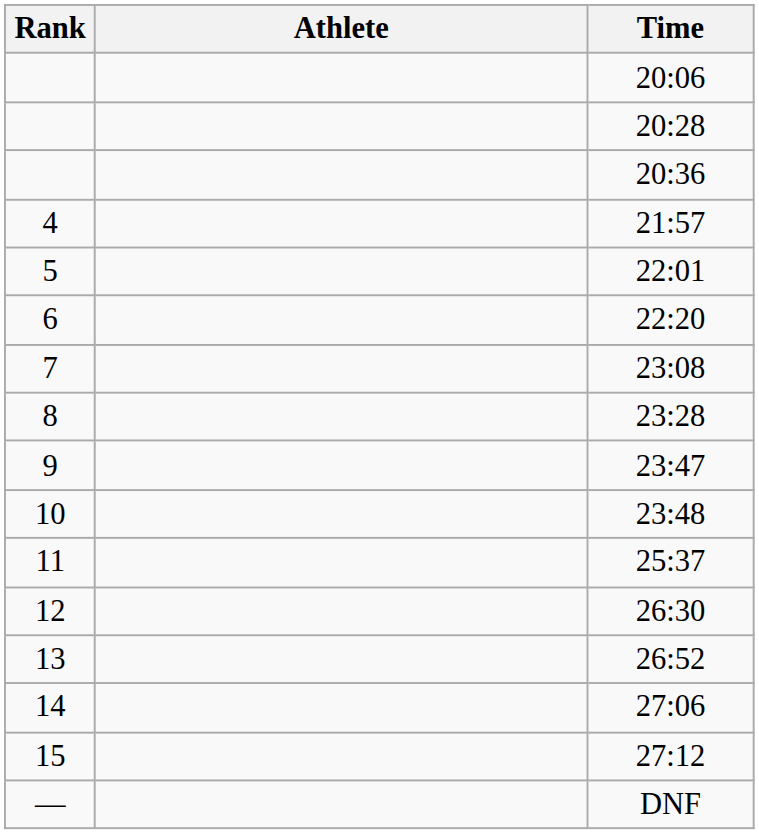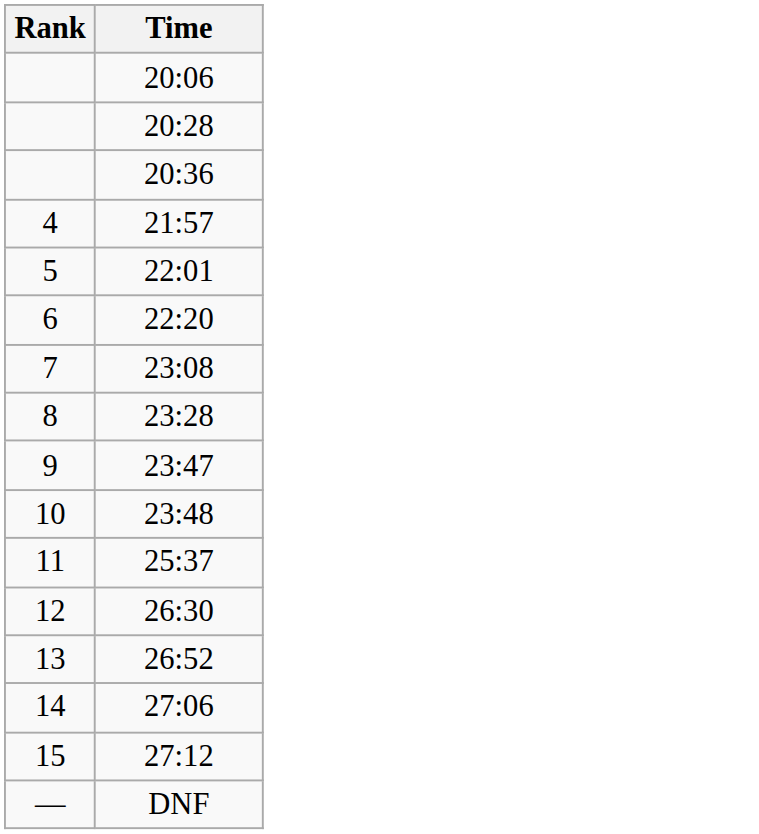- column: (341, 28)
